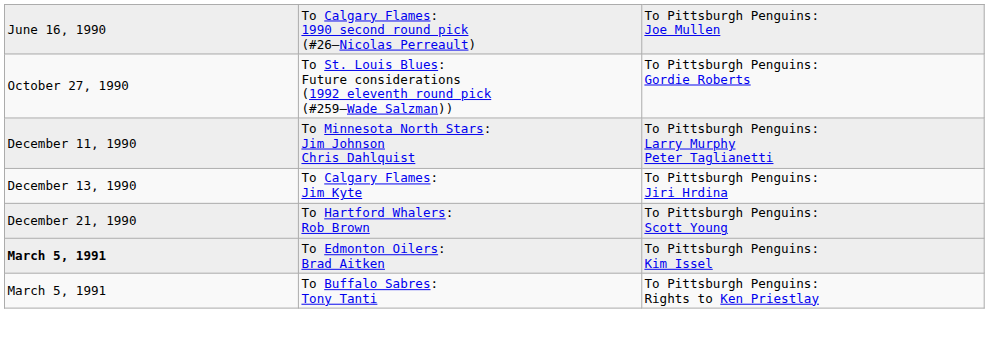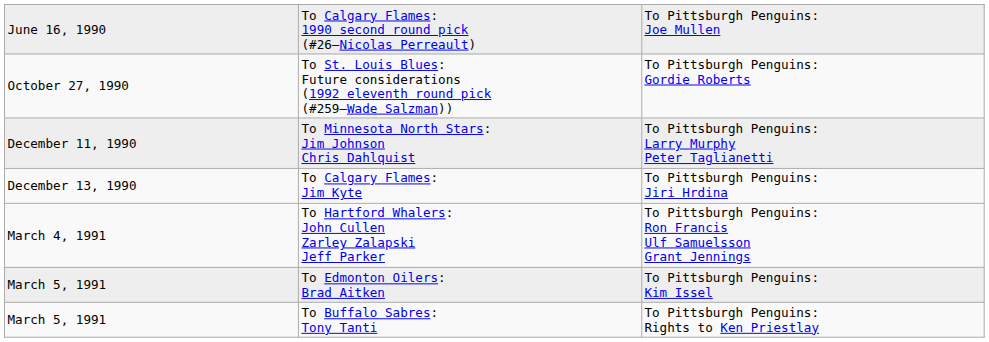- row: (377, 221)
+ row: (377, 235)
(57, 256) bold -> (57, 285) normal
